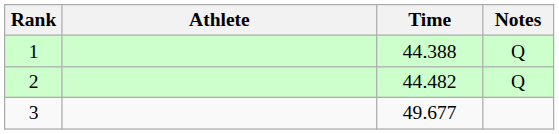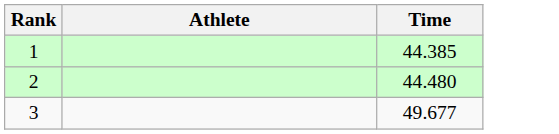- column: (518, 19)
(430, 50) 44.388 -> (430, 50) 44.385
(430, 81) 44.482 -> (430, 81) 44.480
